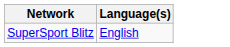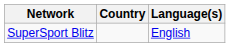+ column: (122, 14)
